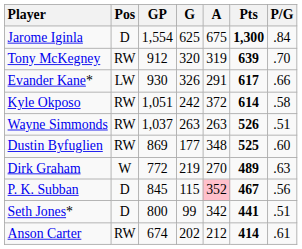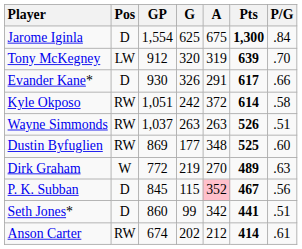(125, 59) RW -> (125, 59) LW
(125, 80) LW -> (125, 80) D
(157, 211) 800 -> (157, 211) 860
